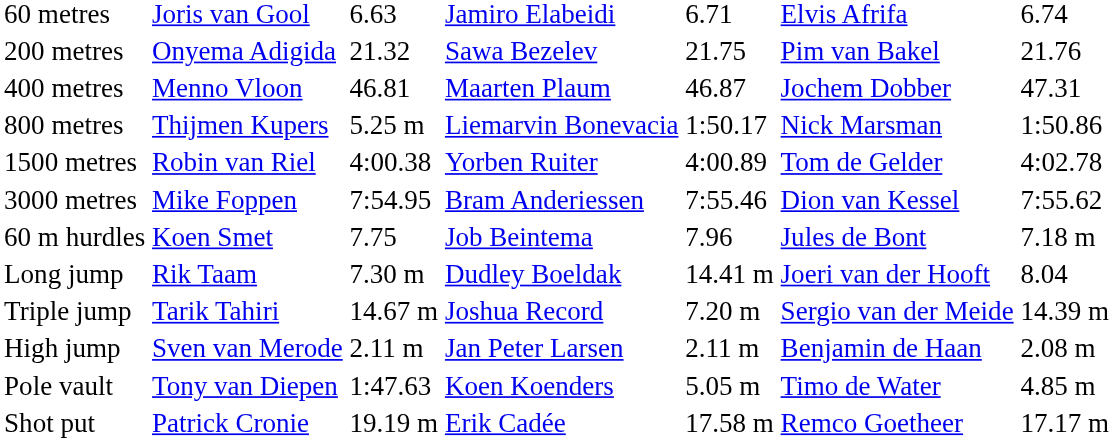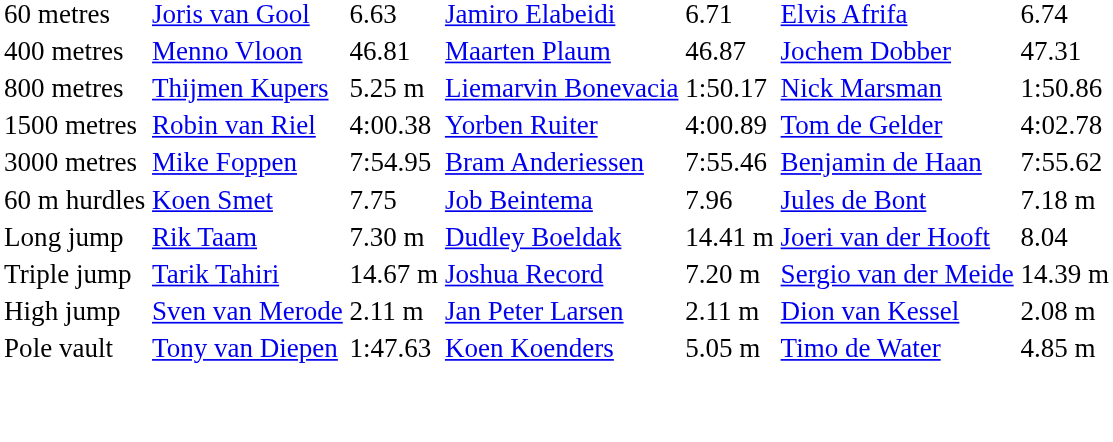- row: (64, 51)
(870, 199) Dion van Kessel -> (881, 162) Benjamin de Haan
(881, 348) Benjamin de Haan -> (870, 311) Dion van Kessel
- row: (50, 422)
